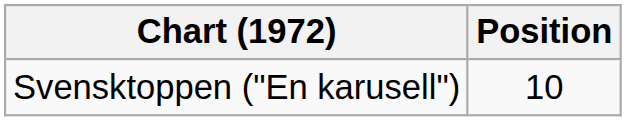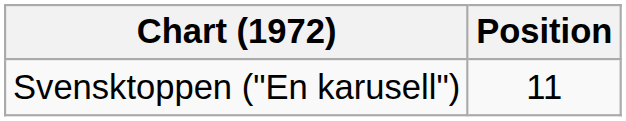(544, 86) 10 -> (544, 86) 11
